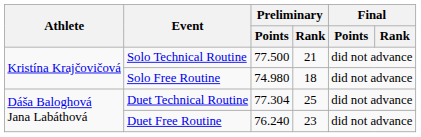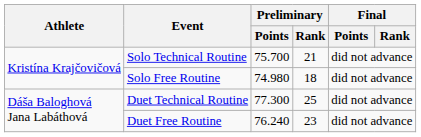(272, 57) 77.500 -> (272, 57) 75.700
(272, 100) 77.304 -> (272, 100) 77.300
